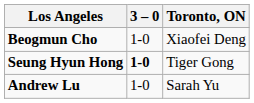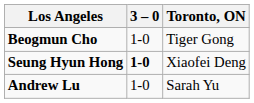(206, 39) Xiaofei Deng -> (200, 39) Tiger Gong
(200, 62) Tiger Gong -> (206, 62) Xiaofei Deng
